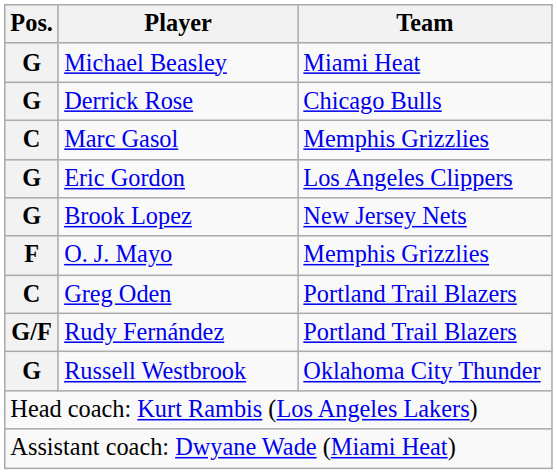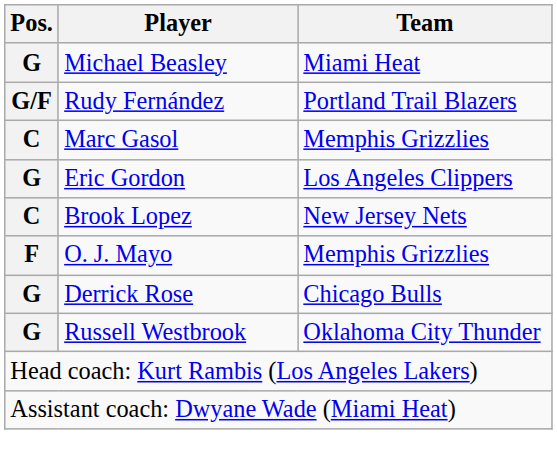rows swapped: (144, 332) <-> (129, 100)
(32, 216) G -> (32, 216) C
- row: (118, 293)
